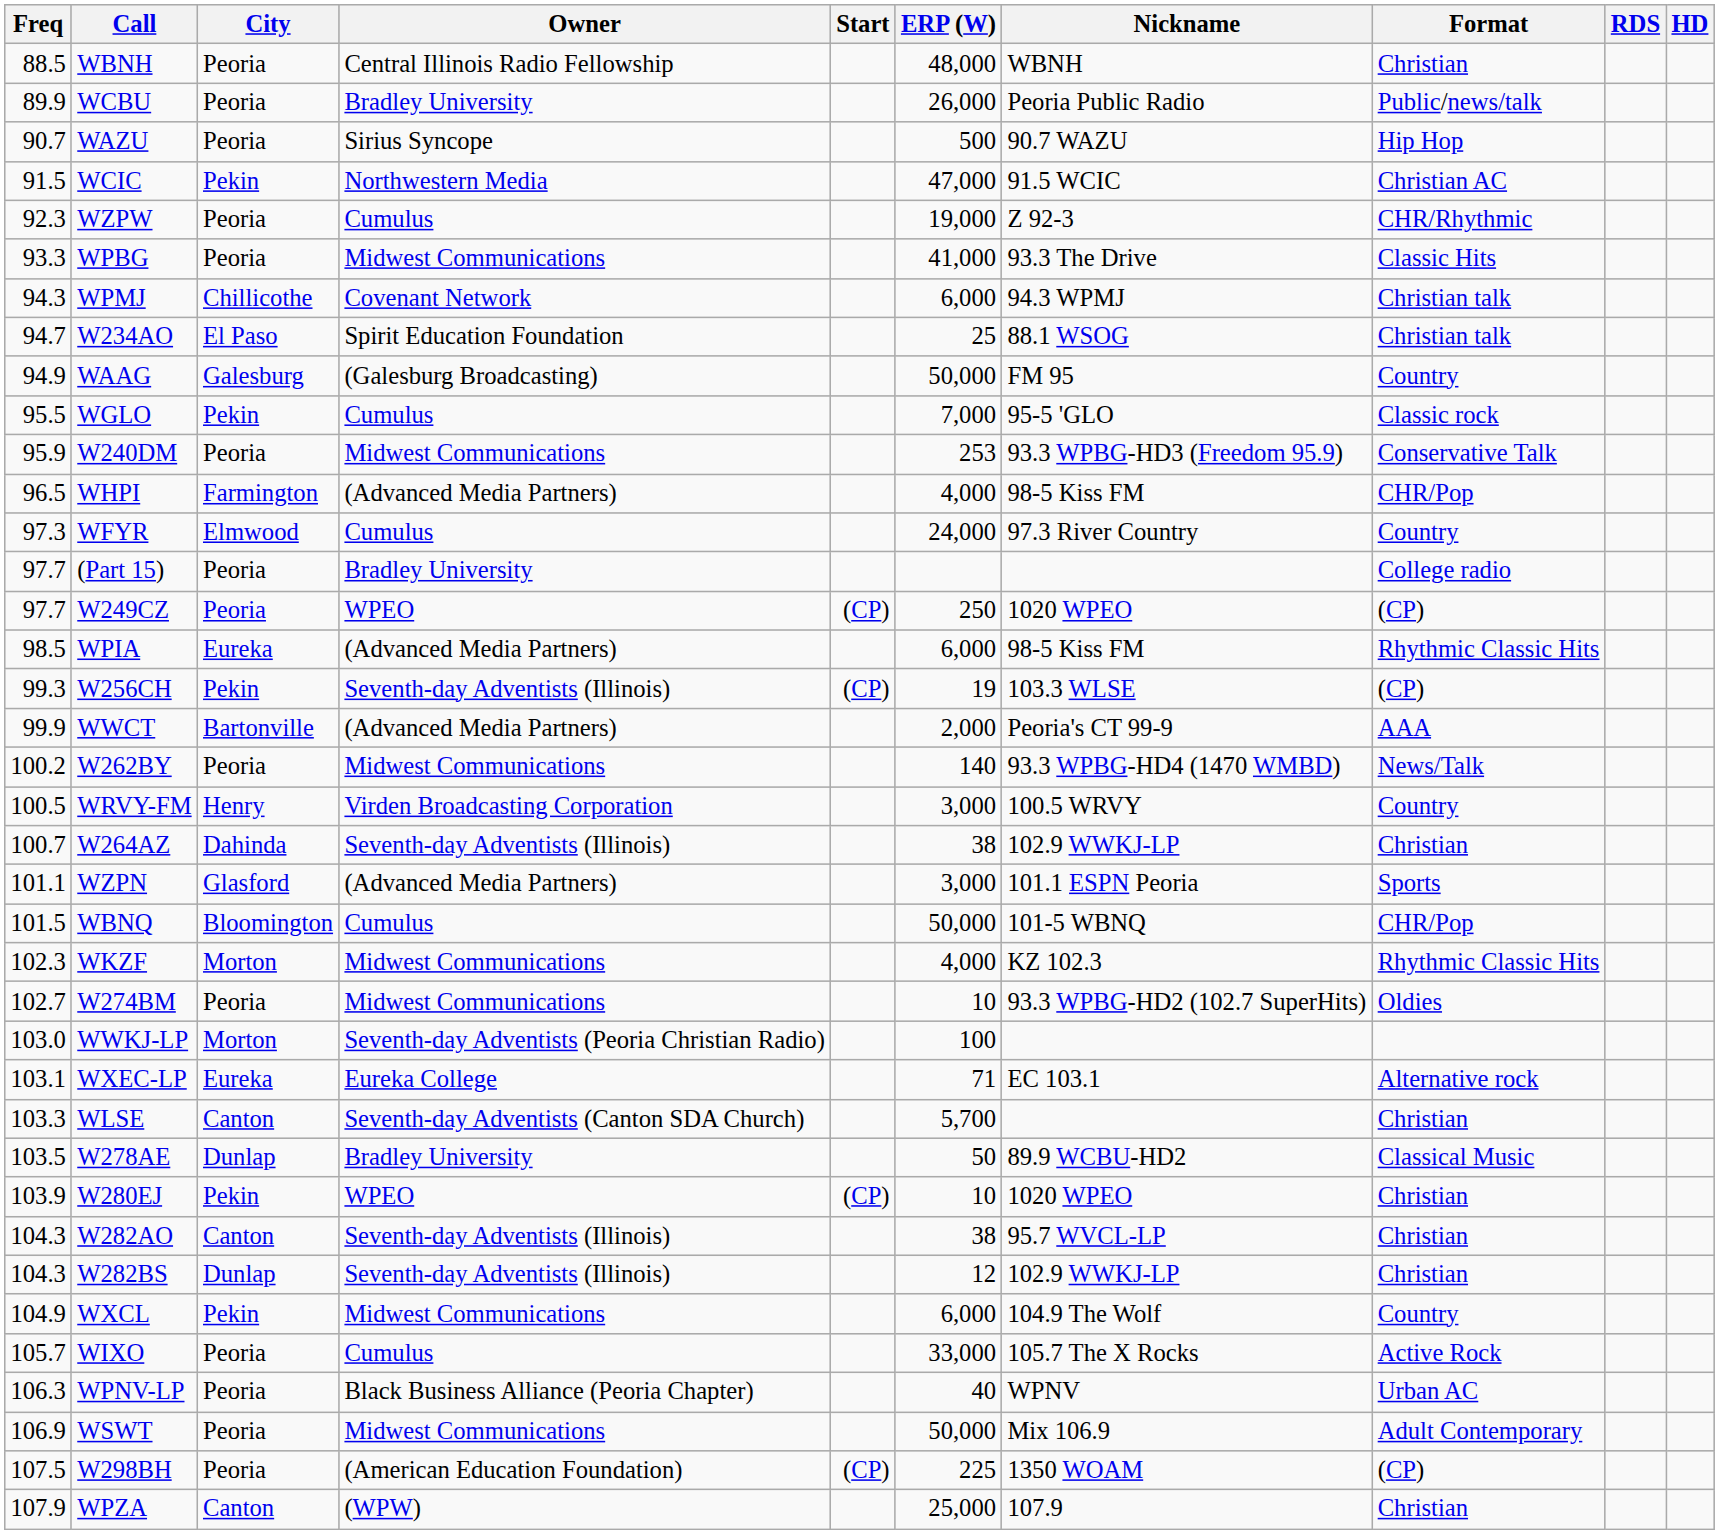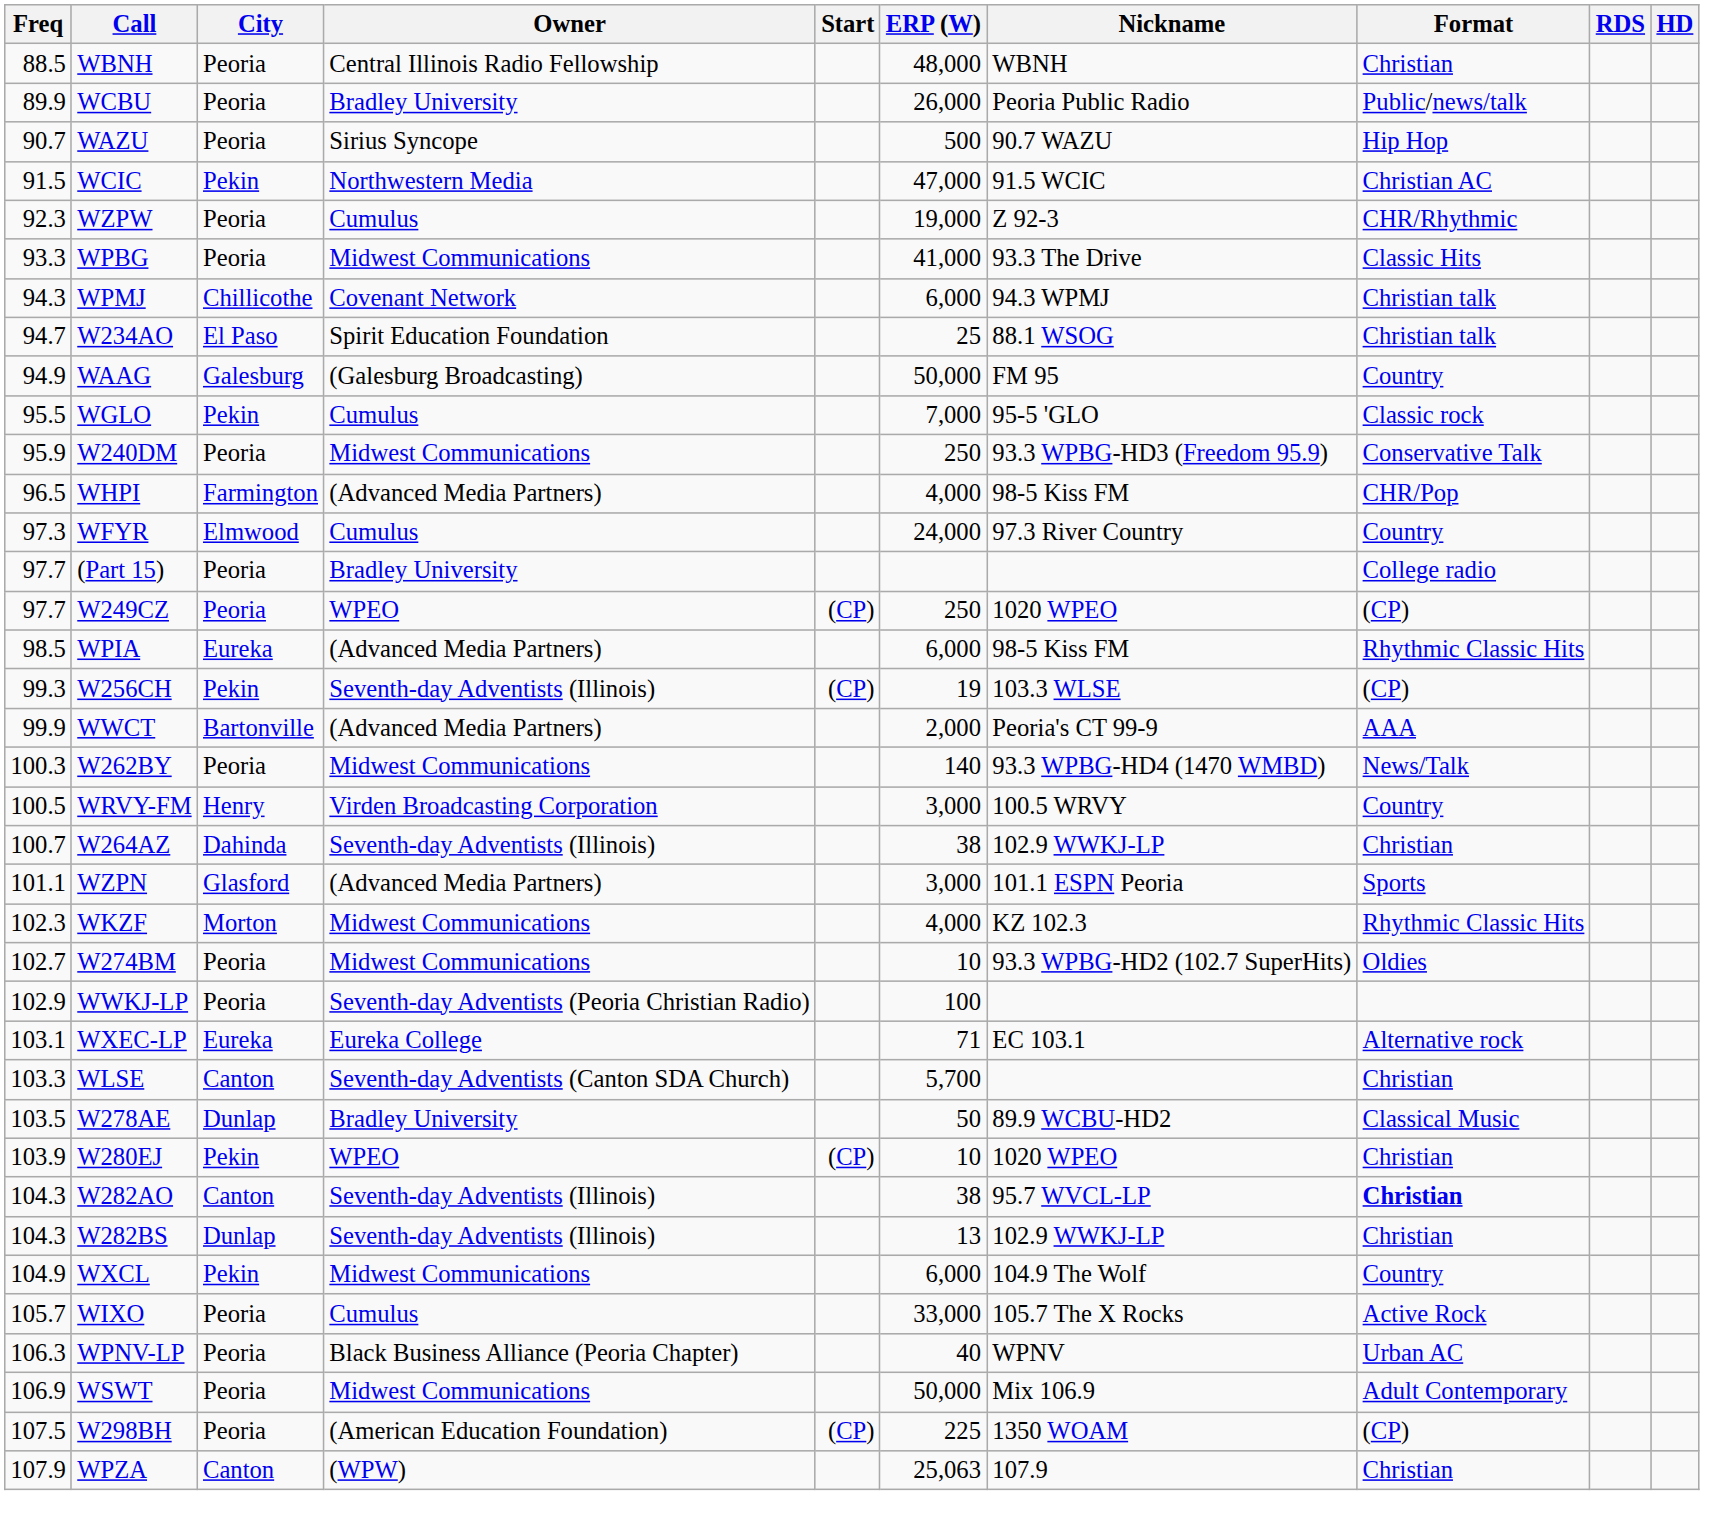(978, 453) 253 -> (963, 453) 250
(38, 766) 100.2 -> (38, 766) 100.3
- row: (115, 922)
(38, 1040) 103.0 -> (38, 1000) 102.9
(240, 1040) Morton -> (234, 1000) Peoria
(1423, 1235) normal -> (1413, 1196) bold
(984, 1274) 12 -> (969, 1235) 13
(962, 1508) 25,000 -> (947, 1469) 25,063
